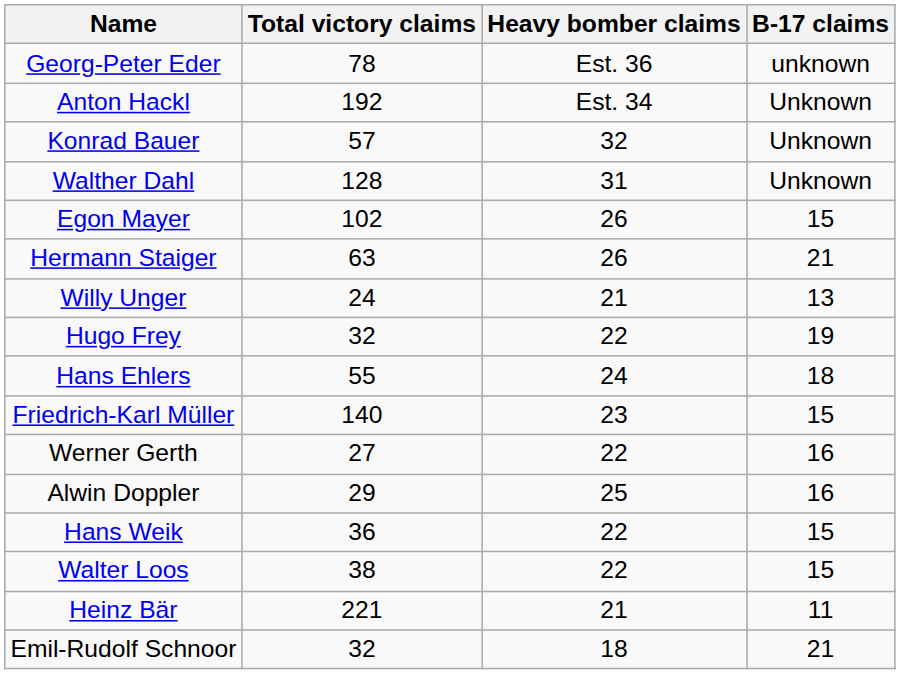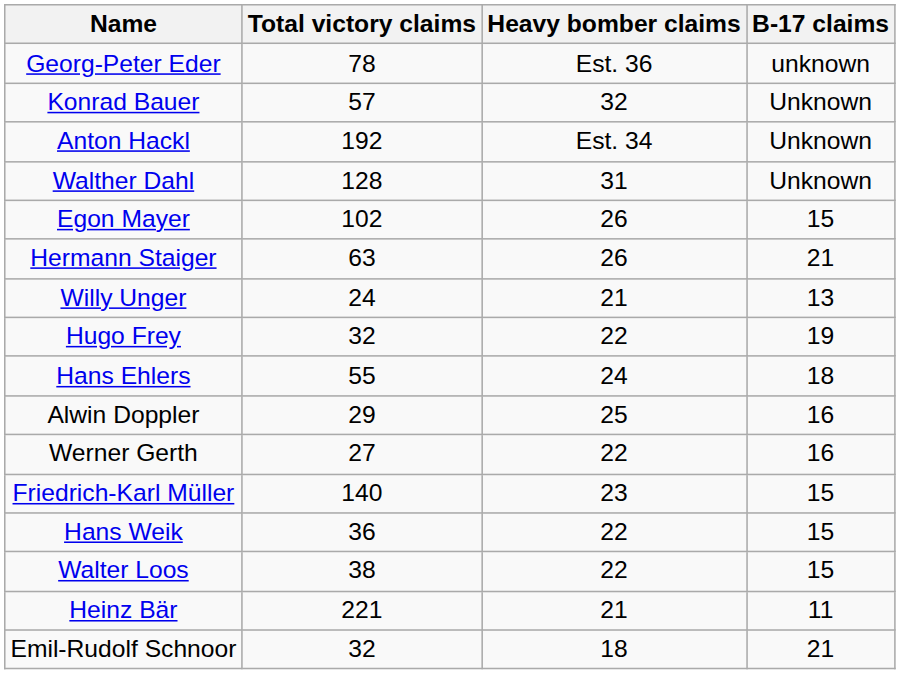rows swapped: (123, 102) <-> (123, 141)
rows swapped: (123, 492) <-> (123, 414)
